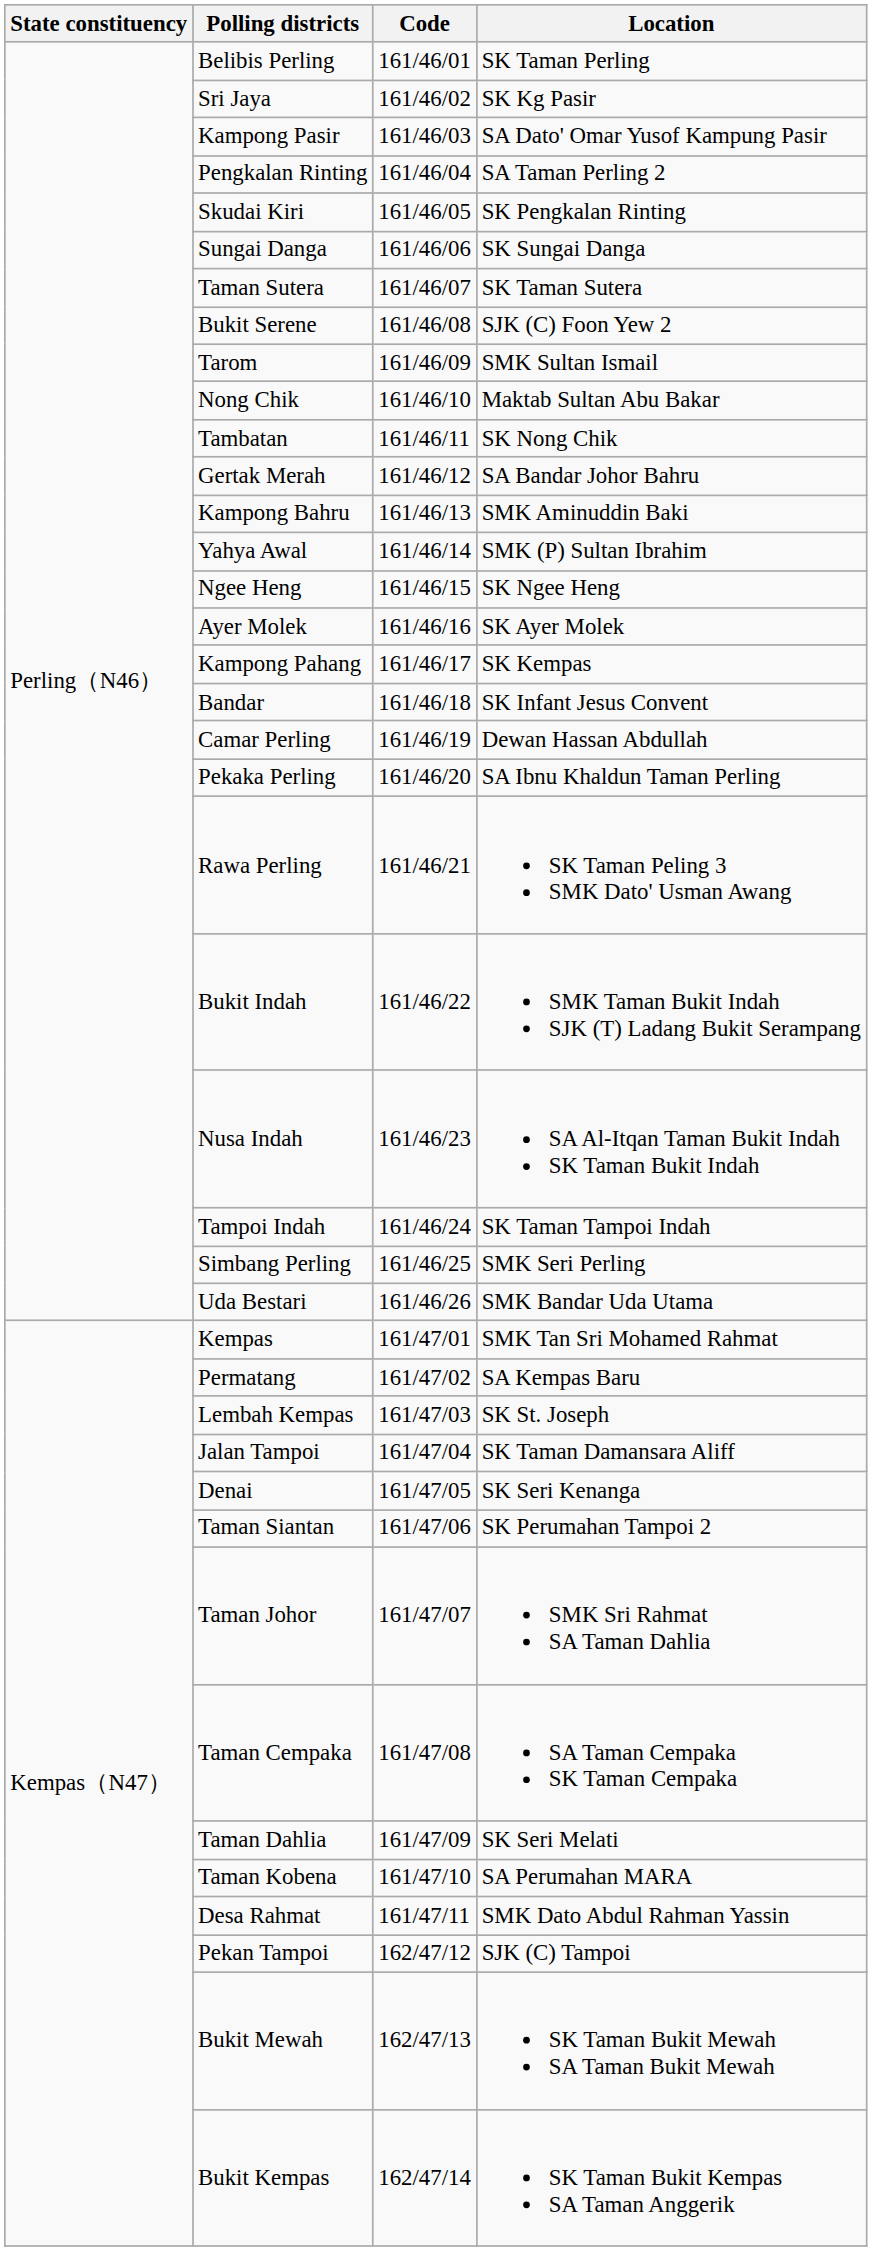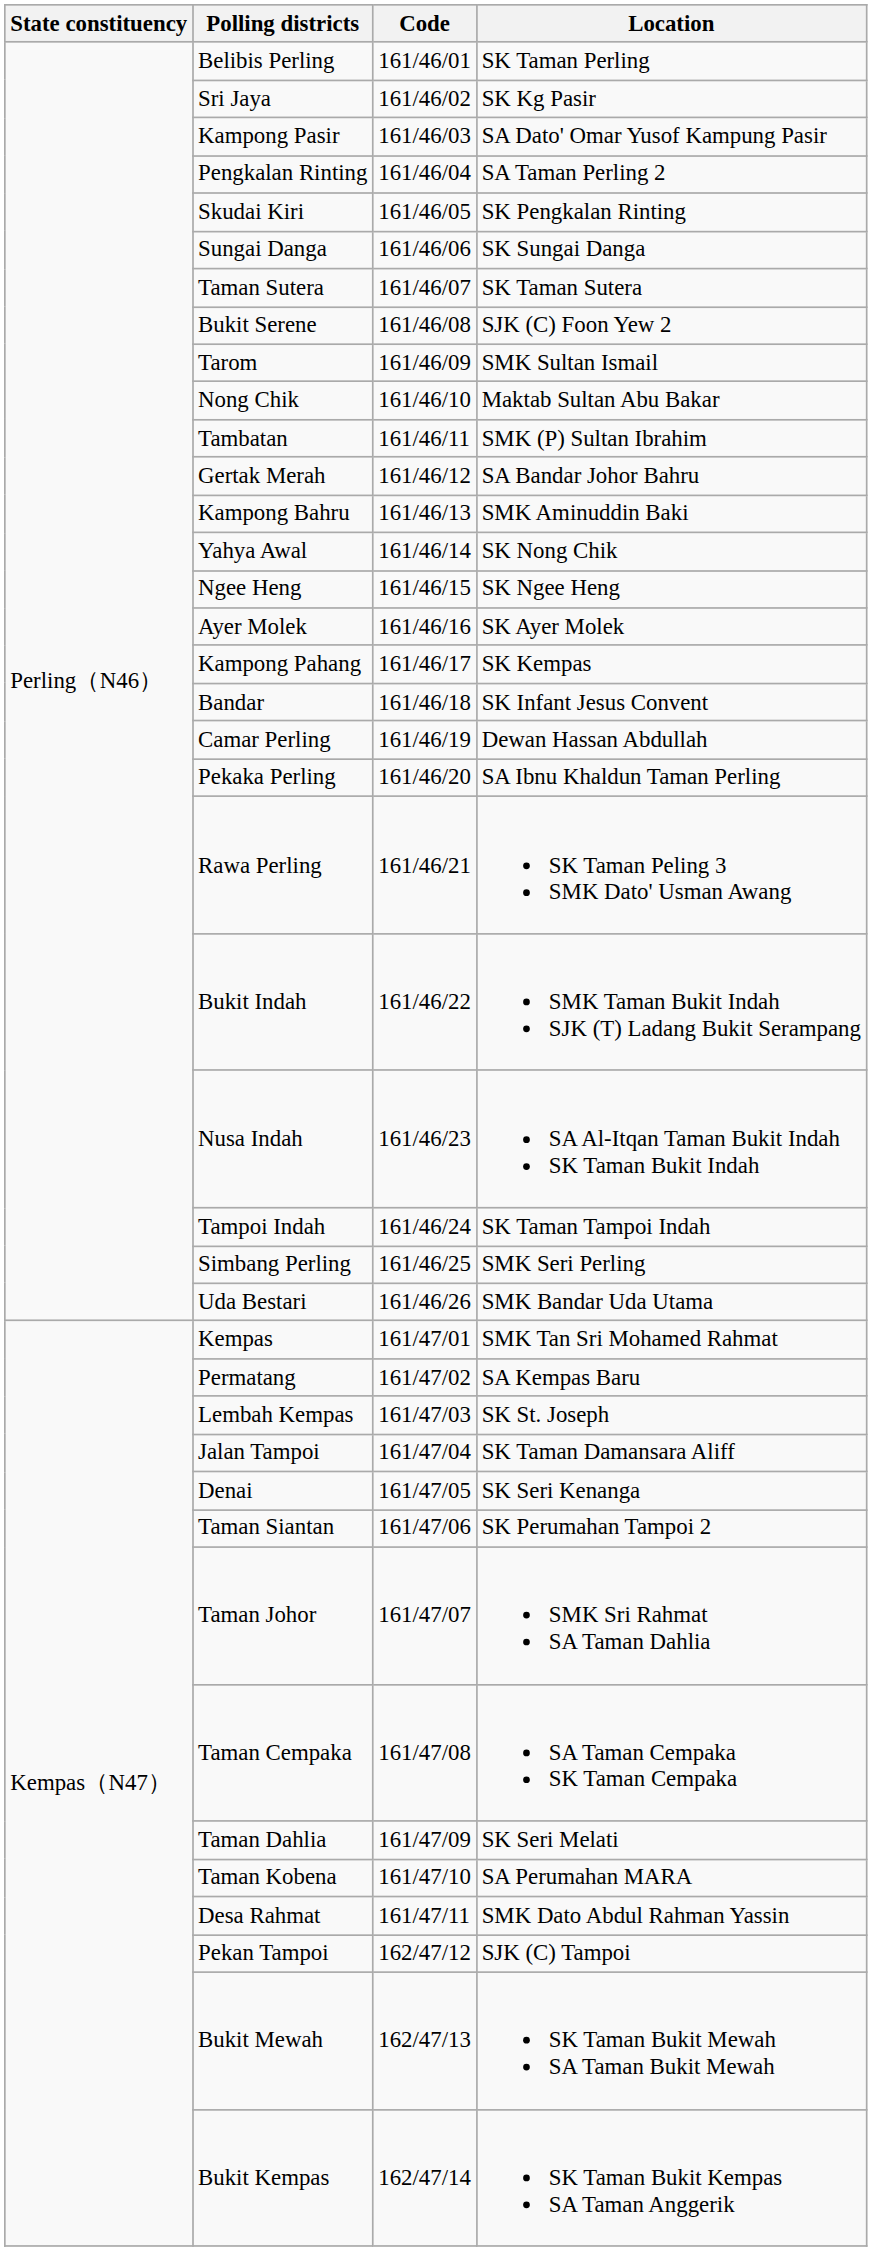(550, 437) SK Nong Chik -> (594, 437) SMK (P) Sultan Ibrahim
(594, 550) SMK (P) Sultan Ibrahim -> (550, 550) SK Nong Chik
